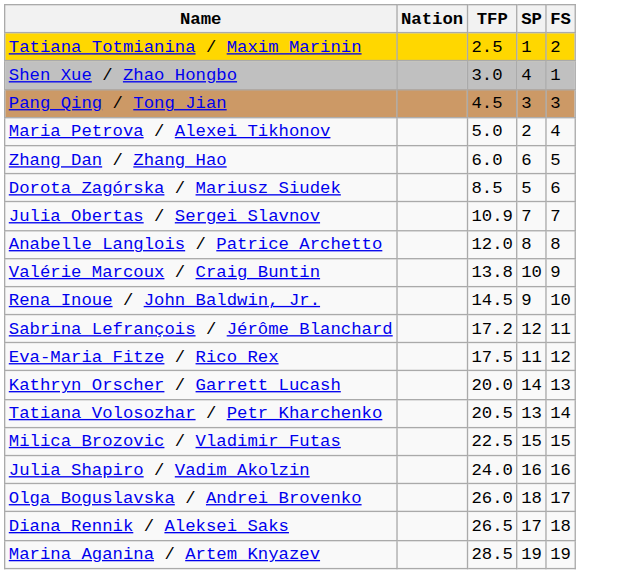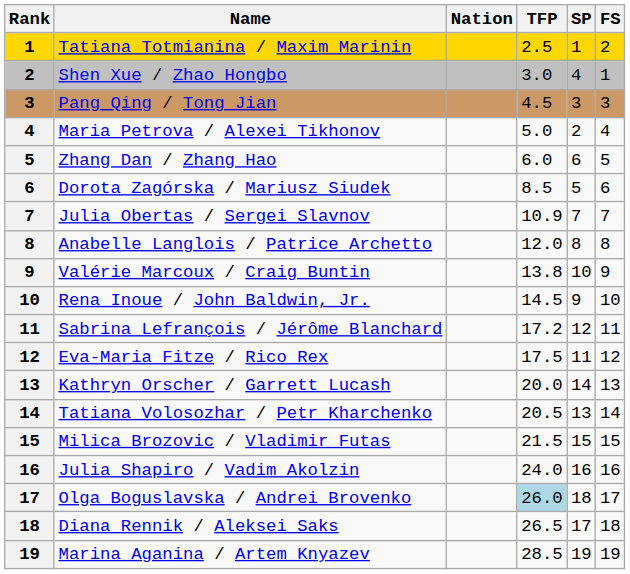+ column: (30, 19)
(492, 441) 22.5 -> (542, 441) 21.5
(492, 498) no background -> (542, 498) lightblue background
